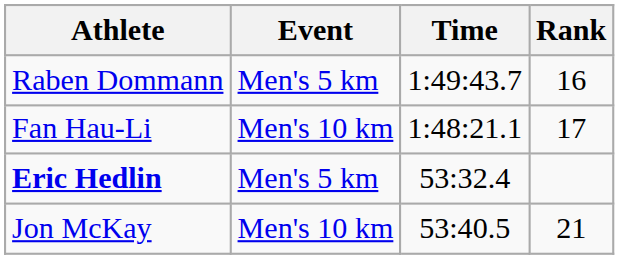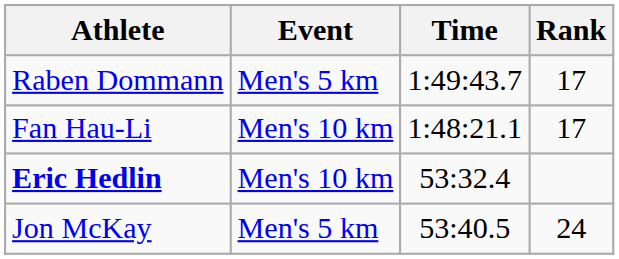(571, 79) 16 -> (571, 79) 17
(308, 178) Men's 5 km -> (315, 178) Men's 10 km
(315, 228) Men's 10 km -> (308, 228) Men's 5 km
(571, 228) 21 -> (571, 228) 24
